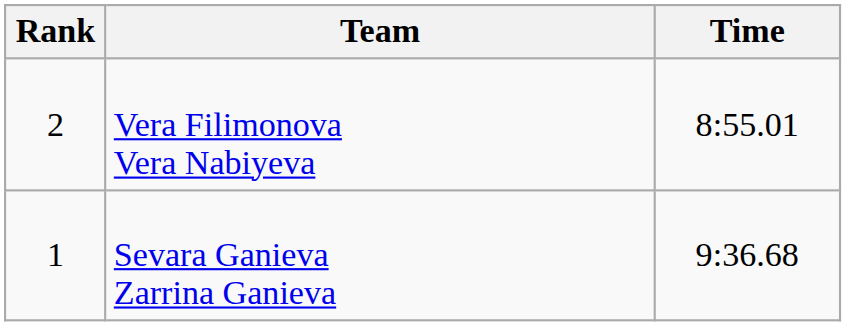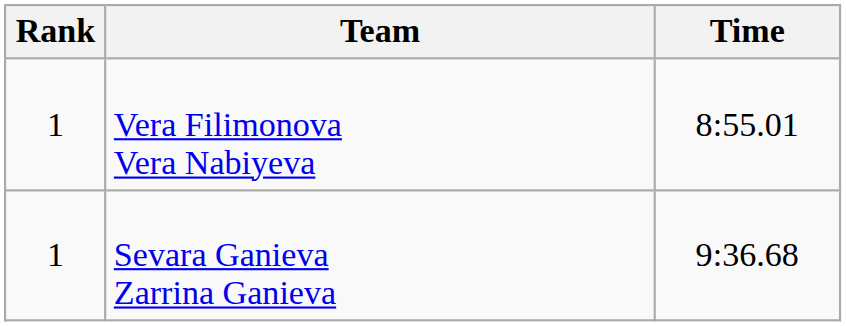(56, 123) 2 -> (56, 123) 1
